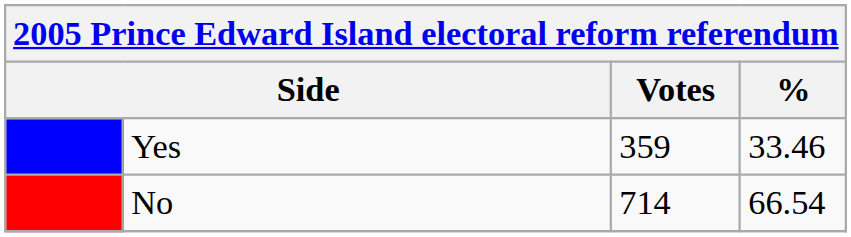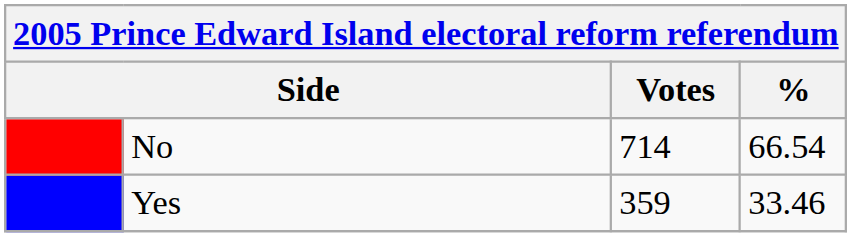rows swapped: (152, 202) <-> (156, 146)
